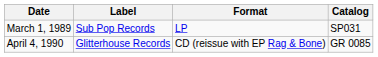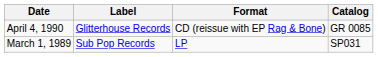rows swapped: (39, 28) <-> (35, 44)
